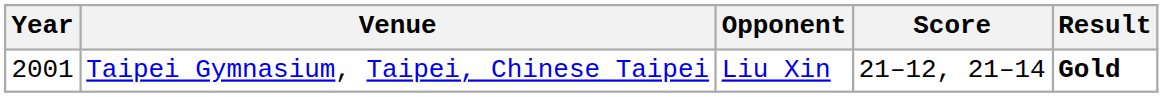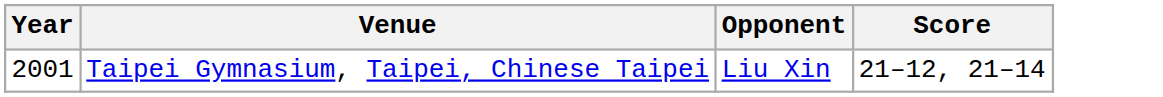- column: (1105, 27)
